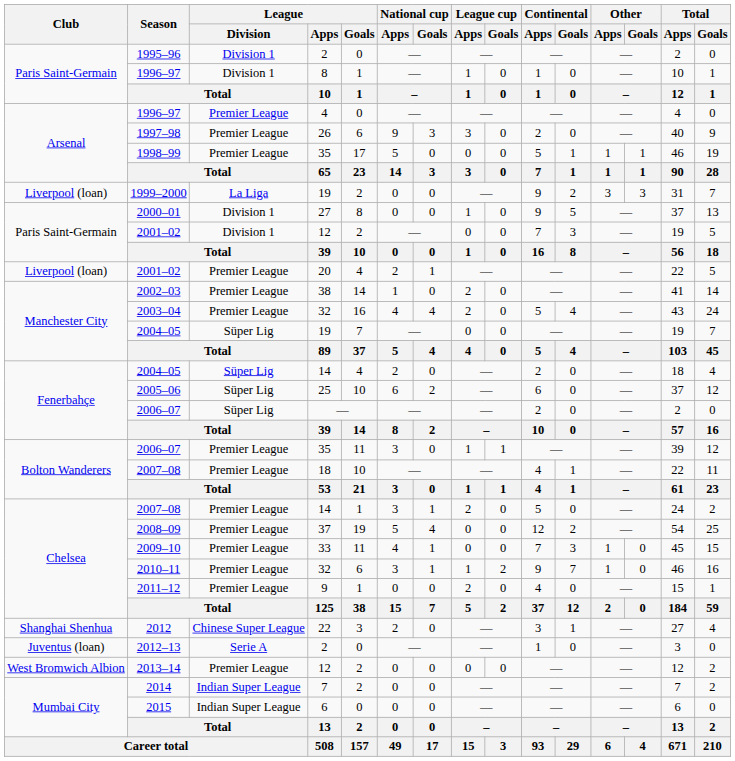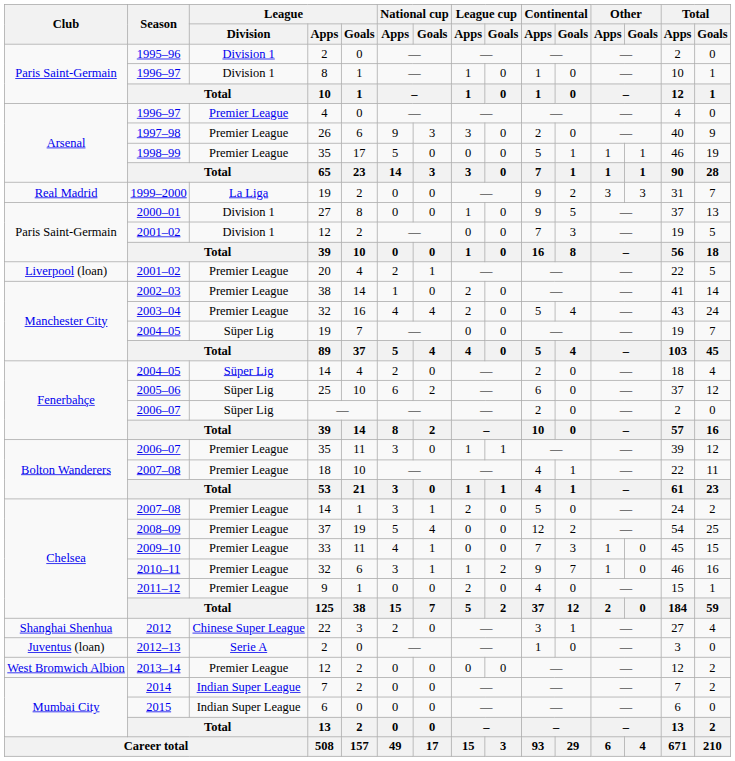(66, 192) Liverpool (loan) -> (66, 192) Real Madrid
